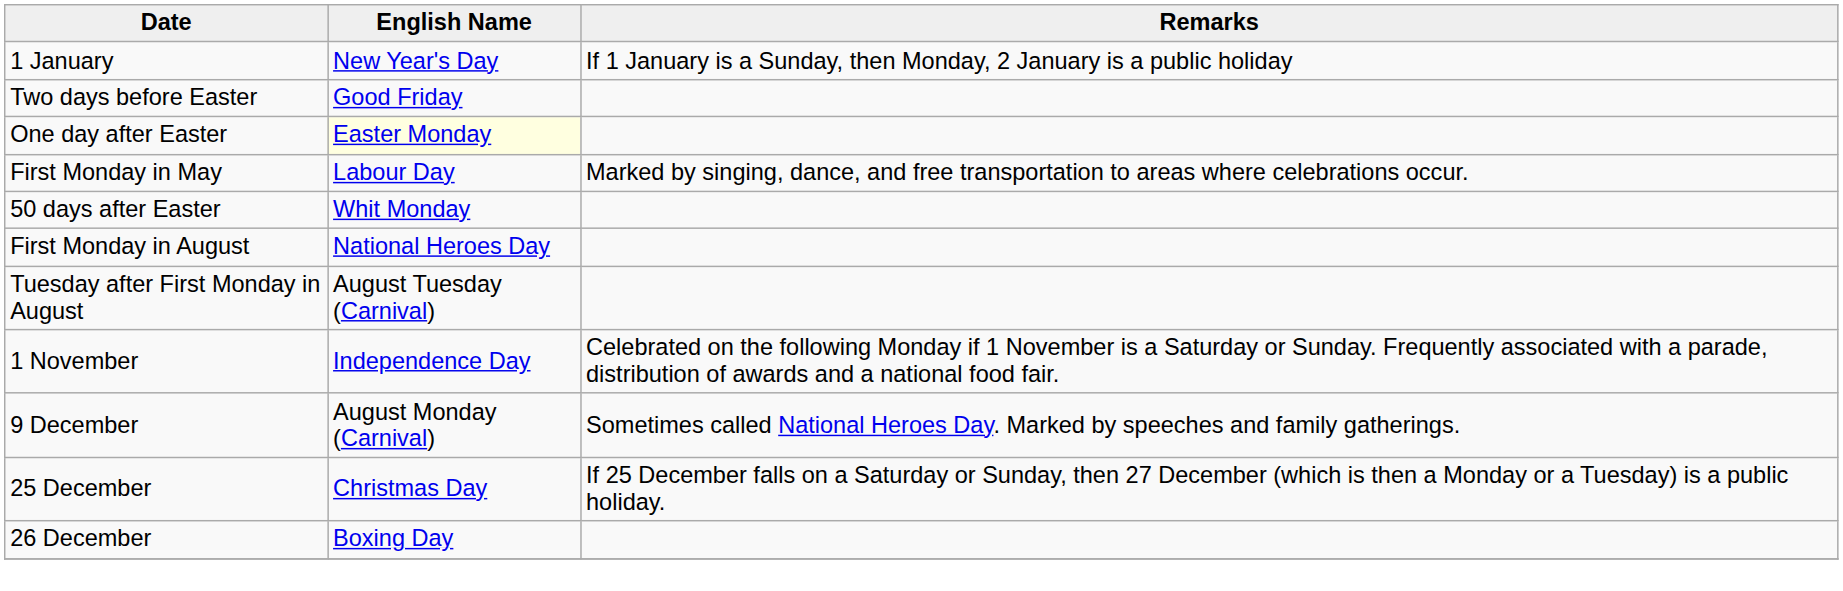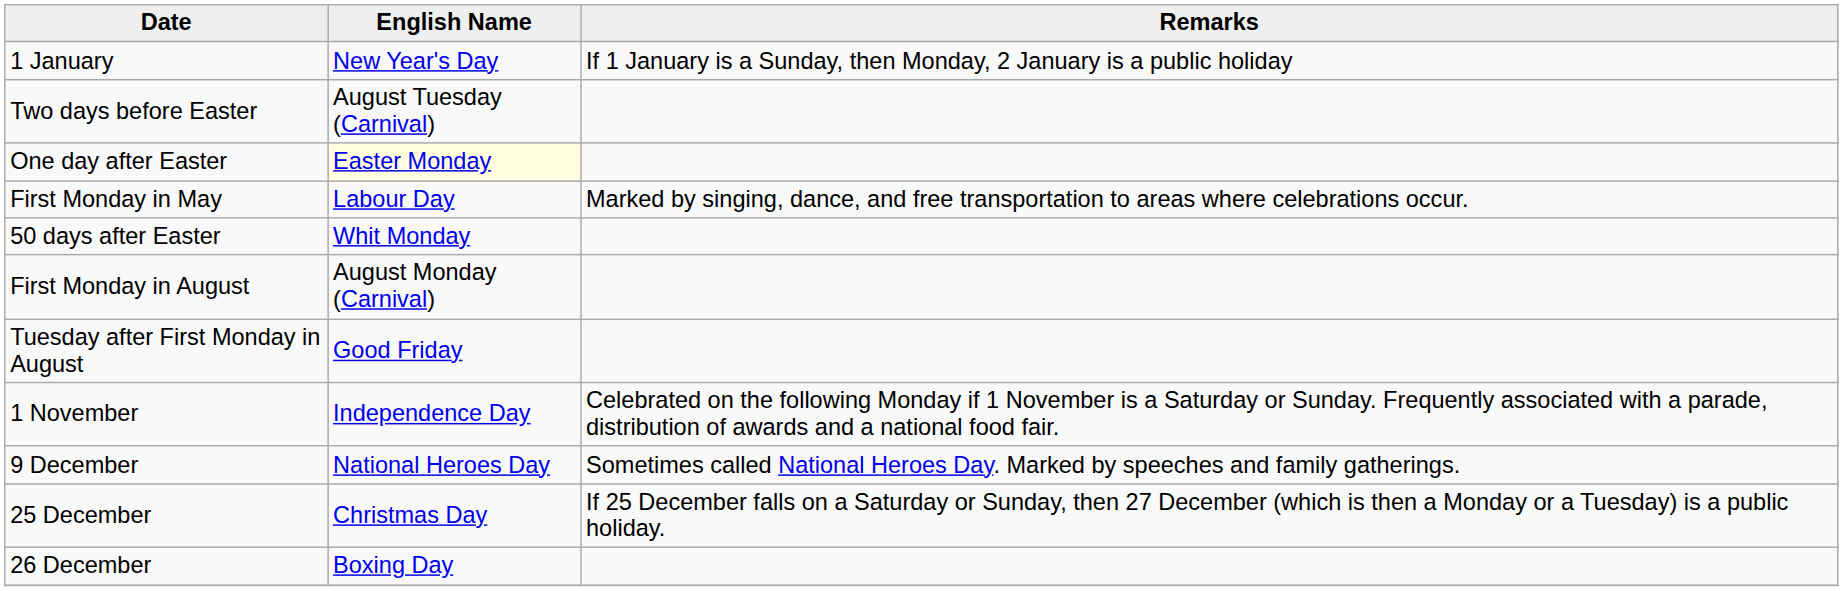(398, 97) Good Friday -> (417, 110) August Tuesday (Carnival)
(442, 246) National Heroes Day -> (415, 286) August Monday (Carnival)
(417, 297) August Tuesday (Carnival) -> (398, 350) Good Friday
(415, 425) August Monday (Carnival) -> (442, 464) National Heroes Day
